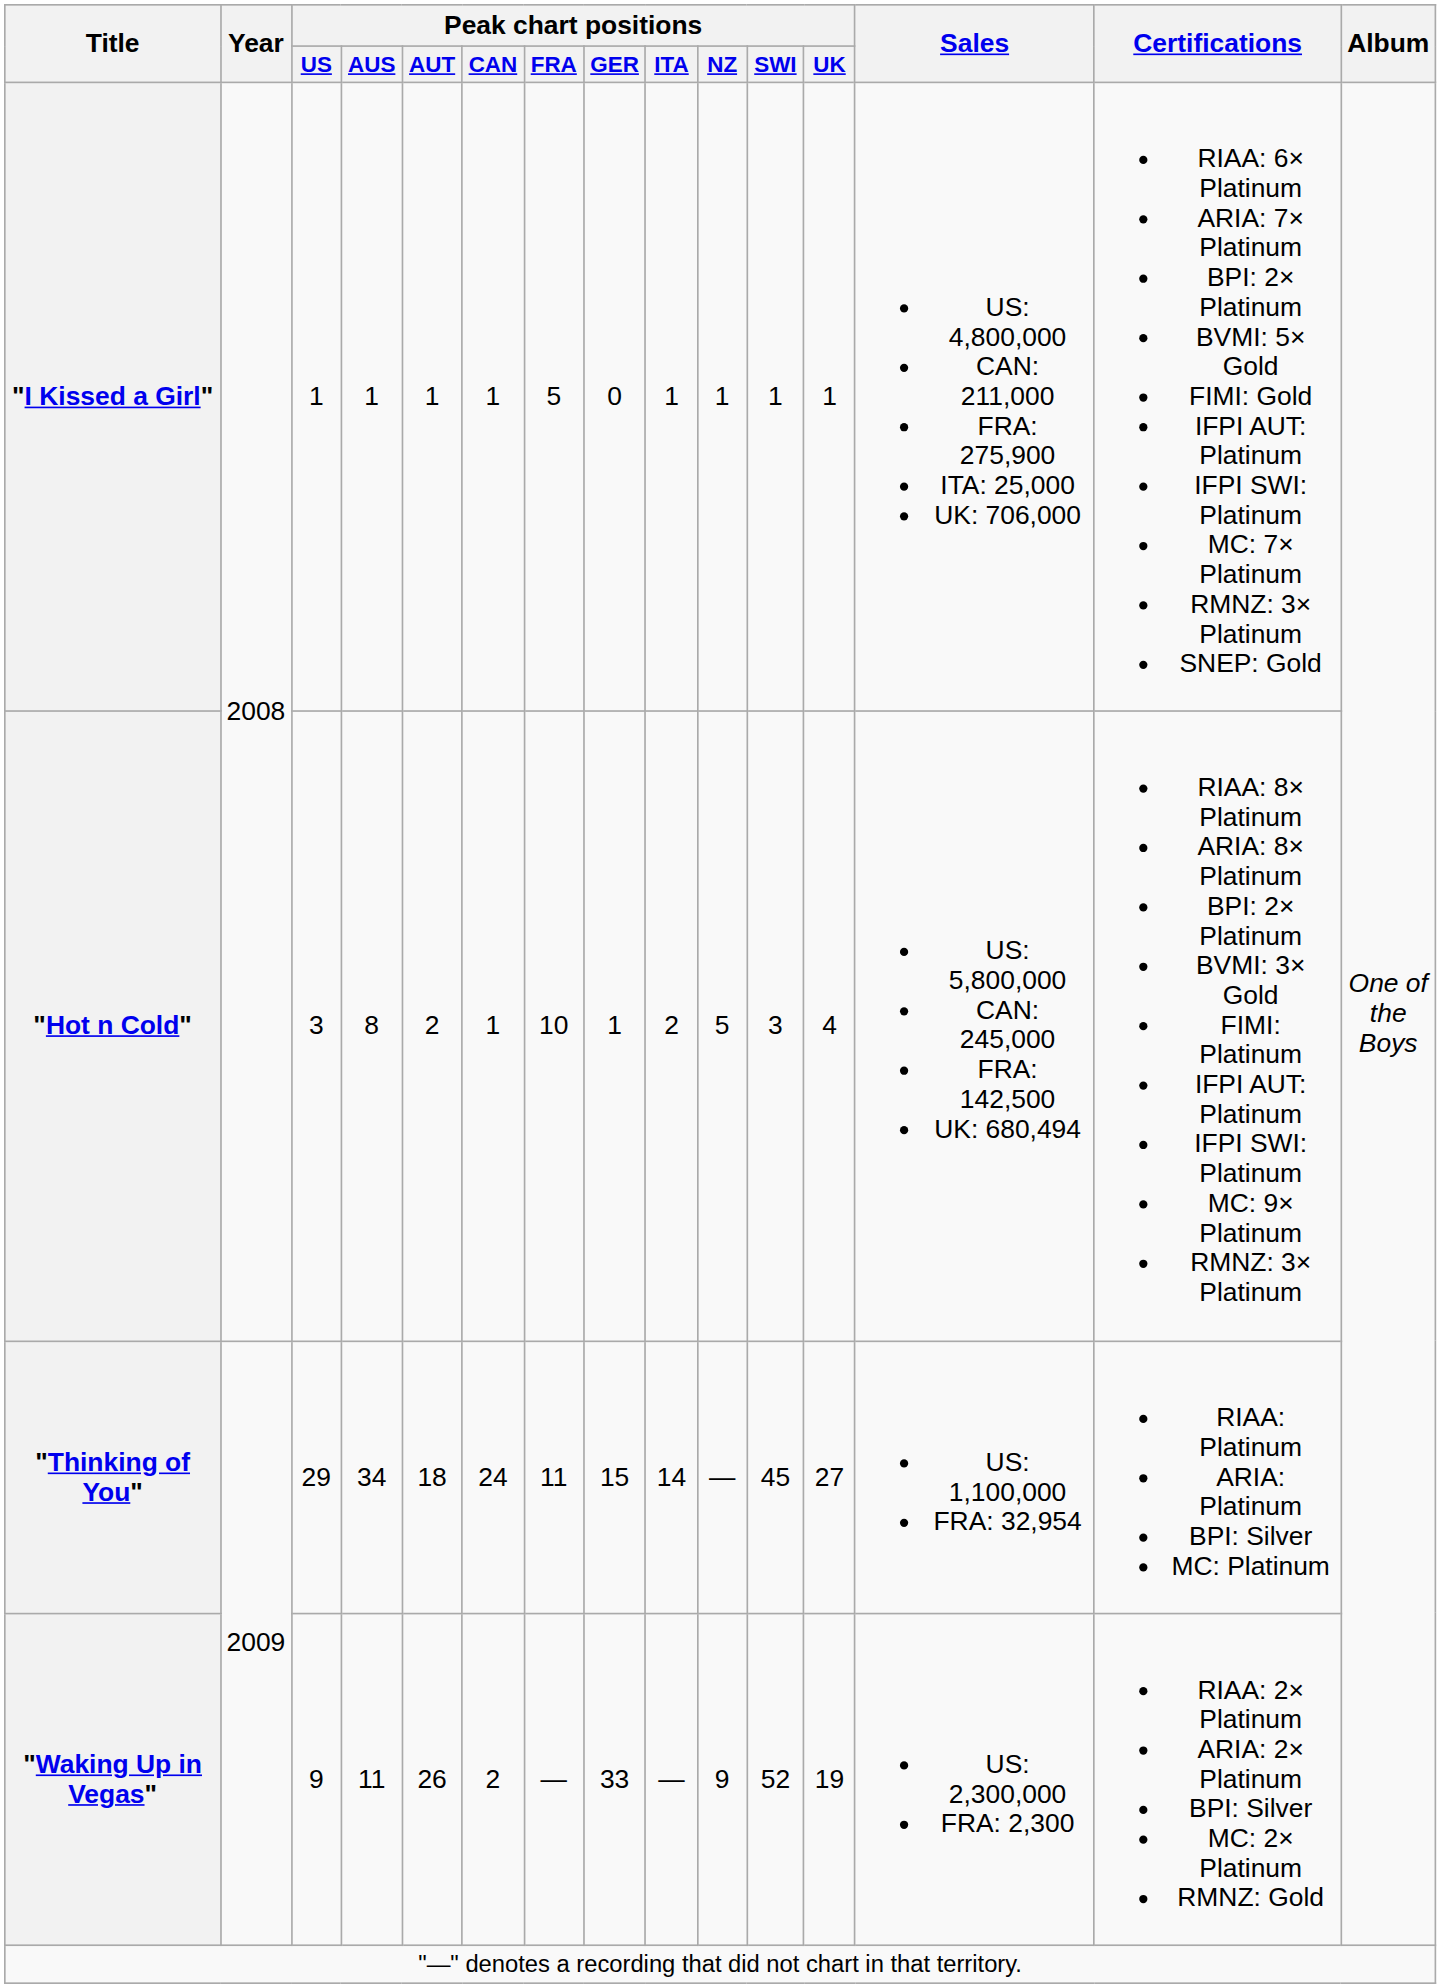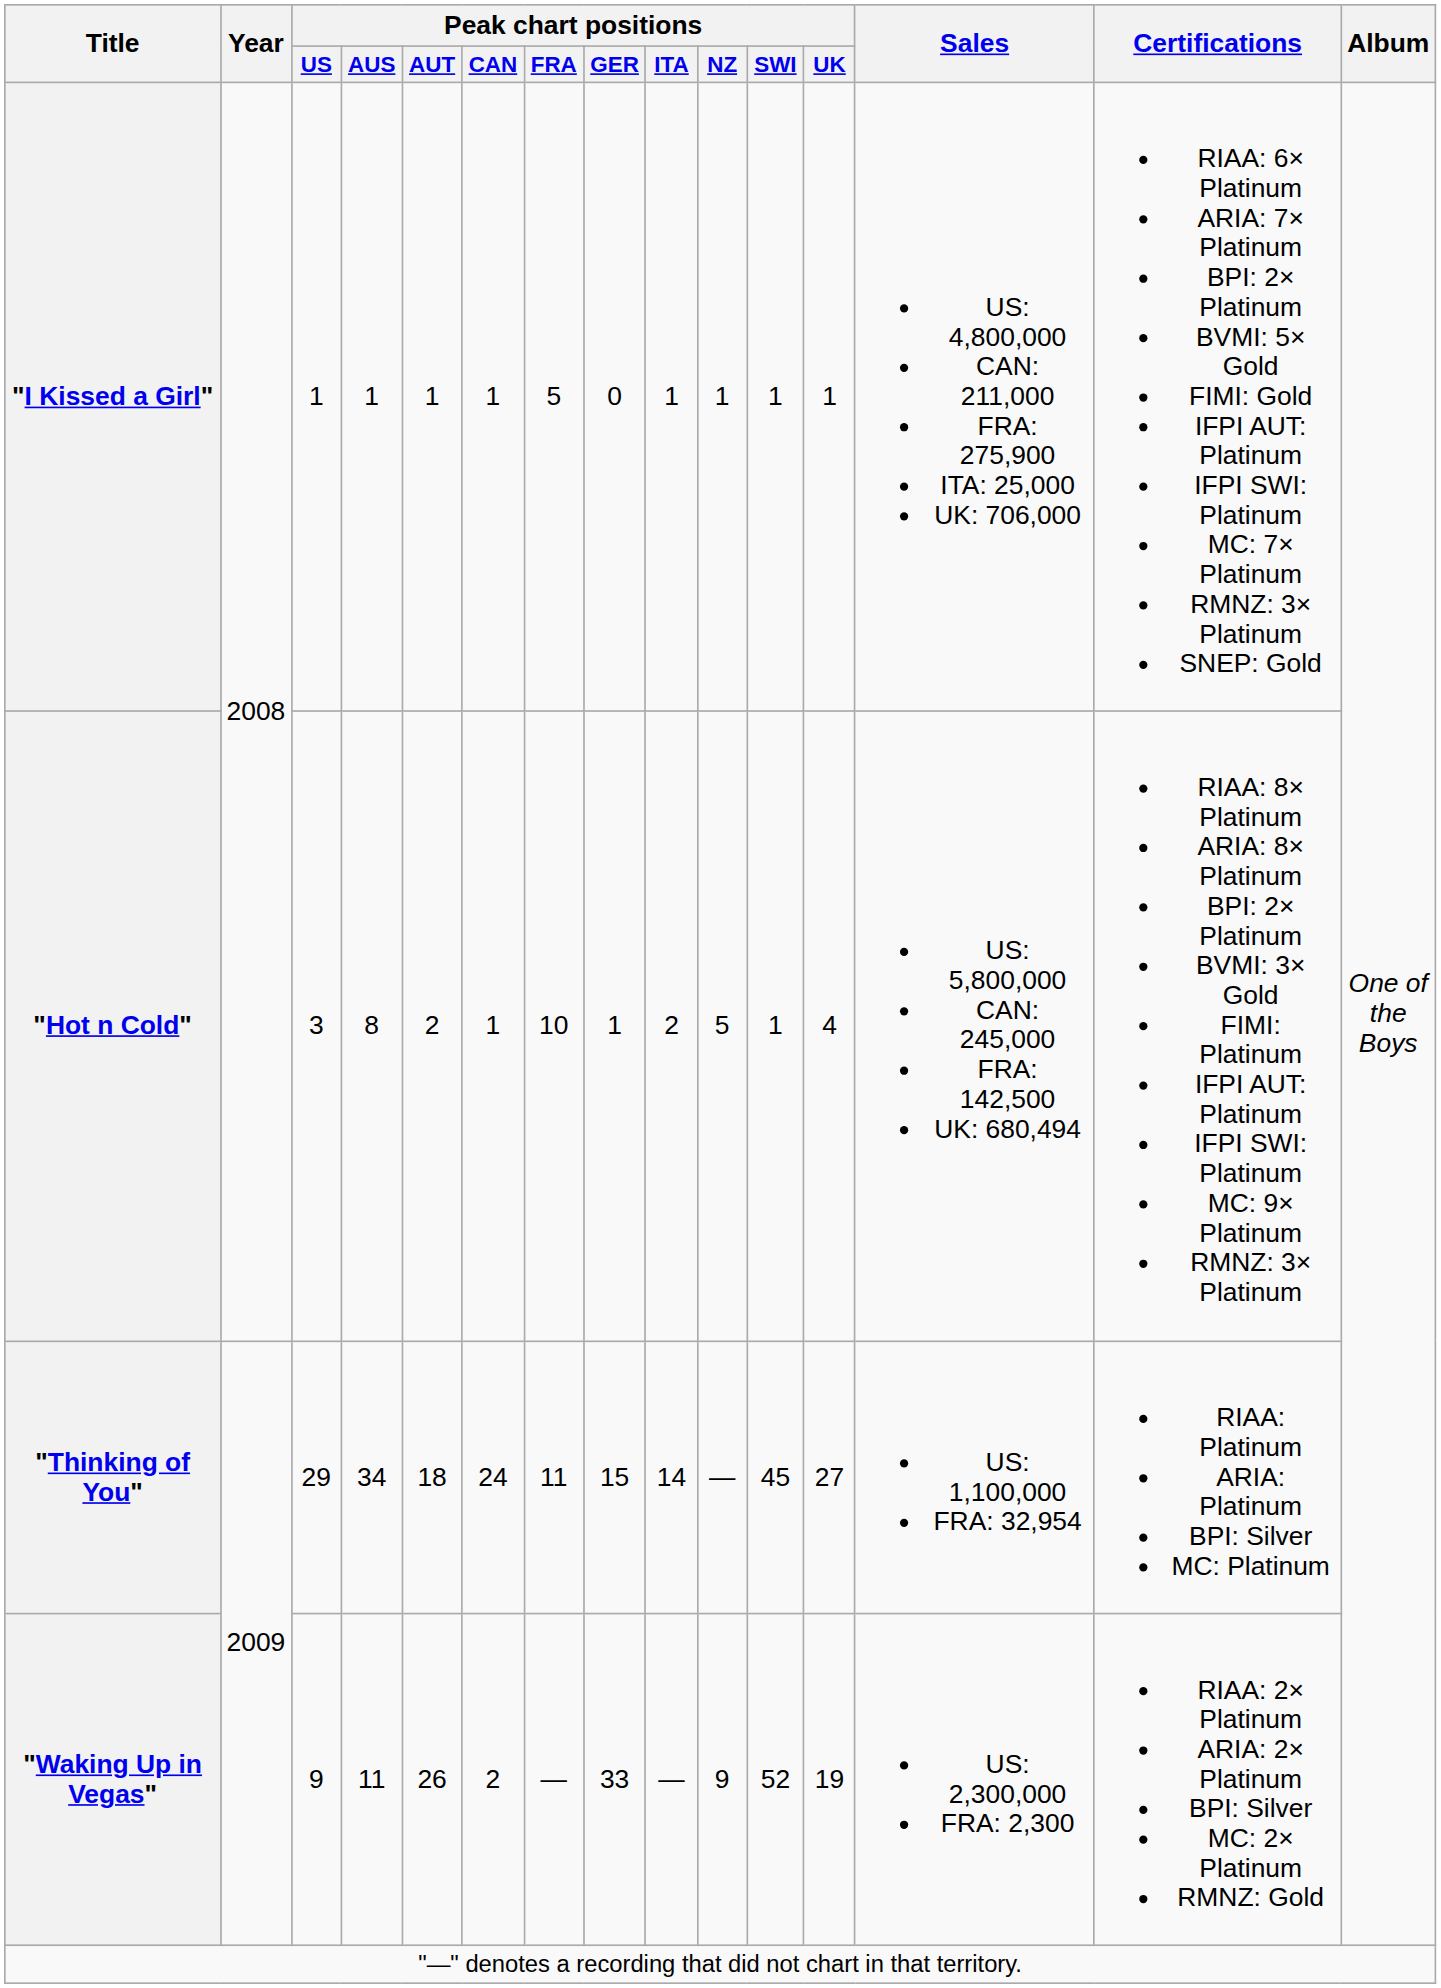(775, 1025) 3 -> (775, 1025) 1
